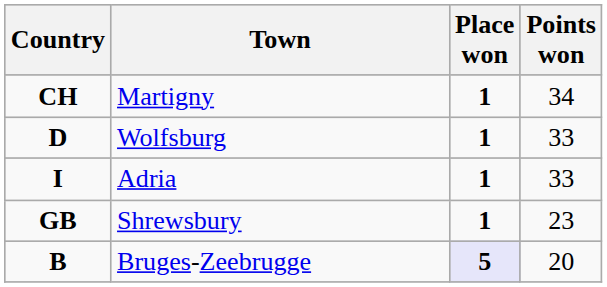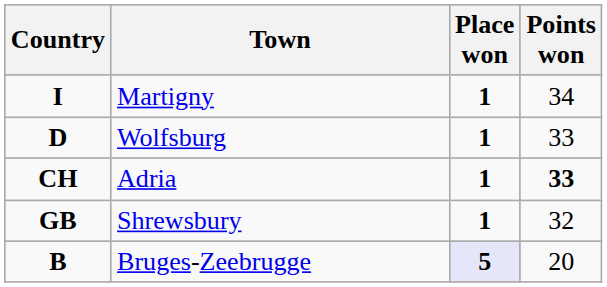(58, 95) CH -> (58, 95) I
(58, 178) I -> (58, 178) CH
(561, 178) normal -> (561, 178) bold
(561, 219) 23 -> (561, 219) 32
